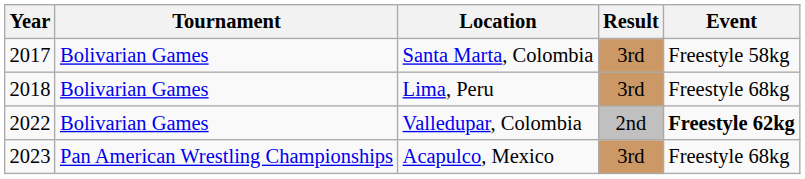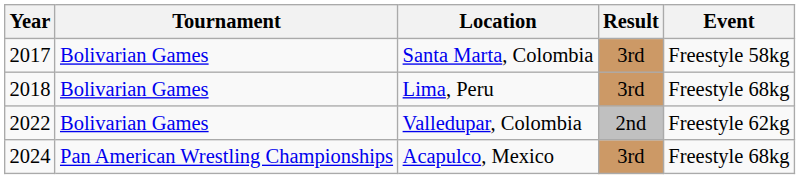(732, 123) bold -> (729, 123) normal
(30, 156) 2023 -> (30, 156) 2024
